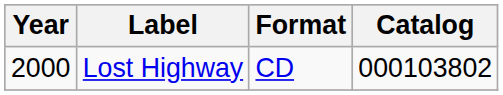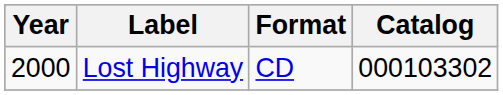(425, 68) 000103802 -> (425, 68) 000103302
